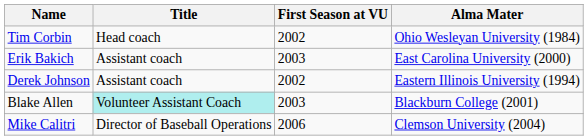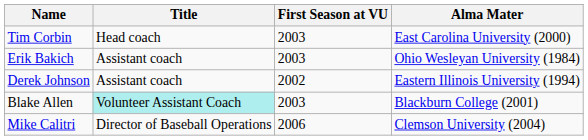(292, 37) 2002 -> (292, 37) 2003
(487, 37) Ohio Wesleyan University (1984) -> (482, 37) East Carolina University (2000)
(482, 59) East Carolina University (2000) -> (487, 59) Ohio Wesleyan University (1984)
